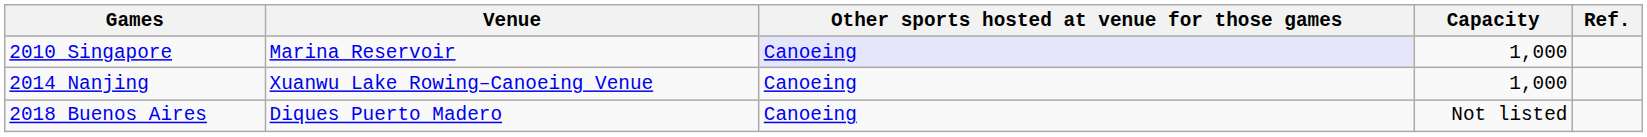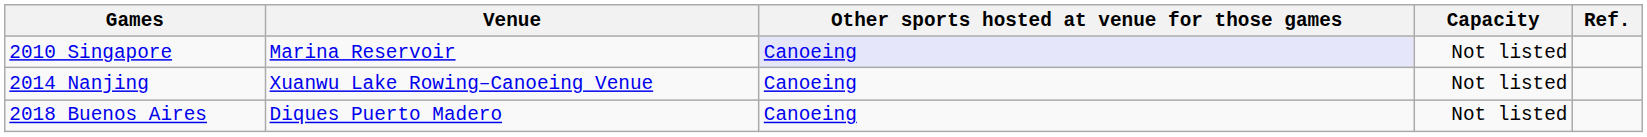(1538, 52) 1,000 -> (1509, 52) Not listed
(1538, 84) 1,000 -> (1509, 84) Not listed
